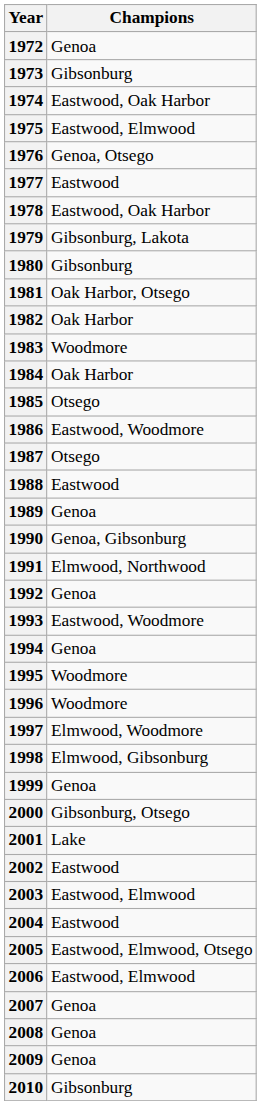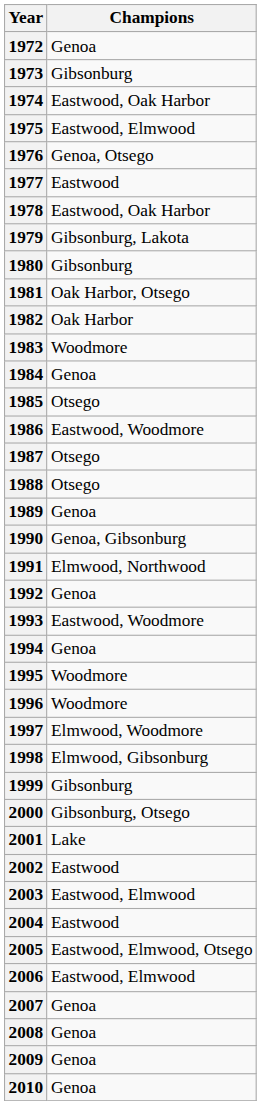(92, 374) Oak Harbor -> (74, 374) Genoa
(85, 484) Eastwood -> (76, 484) Otsego
(74, 785) Genoa -> (92, 785) Gibsonburg
(92, 1086) Gibsonburg -> (74, 1086) Genoa
